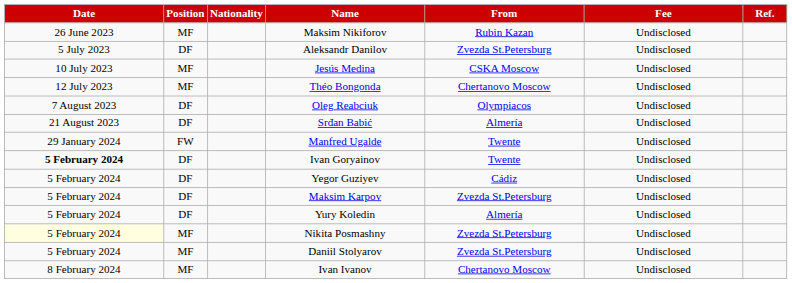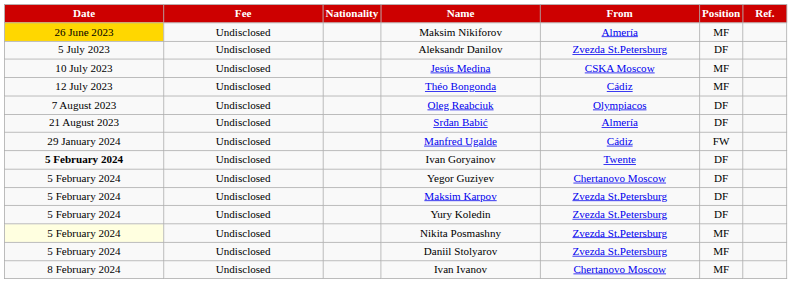columns swapped: (185, 14) <-> (663, 14)
(84, 32) no background -> (84, 32) gold background
(504, 32) Rubin Kazan -> (620, 32) Almería
(504, 87) Chertanovo Moscow -> (620, 87) Cádiz
(504, 142) Twente -> (620, 142) Cádiz
(504, 178) Cádiz -> (620, 178) Chertanovo Moscow
(504, 215) Almería -> (620, 215) Zvezda St.Petersburg
